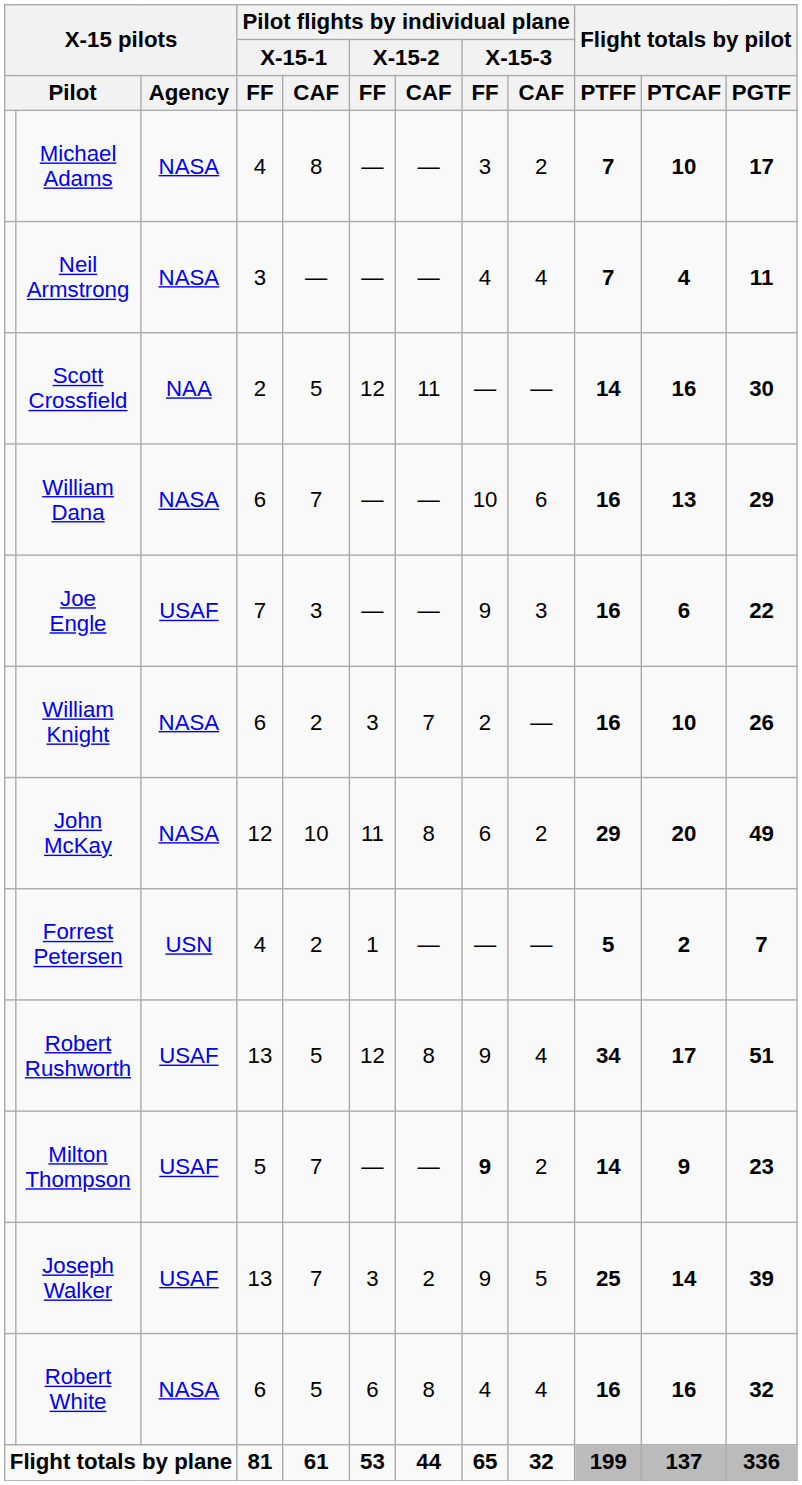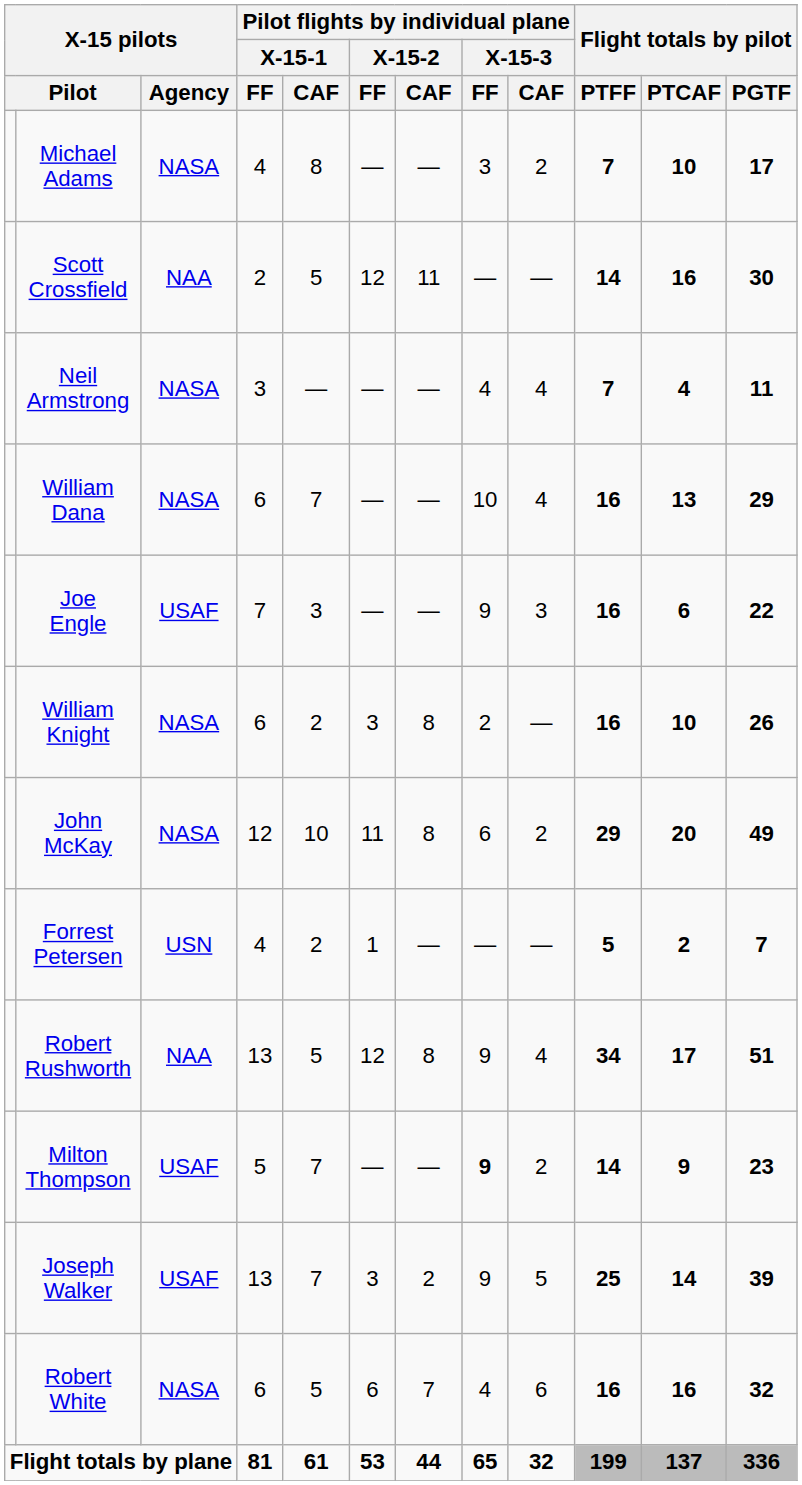rows swapped: (78, 277) <-> (78, 388)
(541, 499) 6 -> (541, 499) 4
(429, 721) 7 -> (429, 721) 8
(189, 1055) USAF -> (189, 1055) NAA
(429, 1389) 8 -> (429, 1389) 7
(541, 1389) 4 -> (541, 1389) 6
